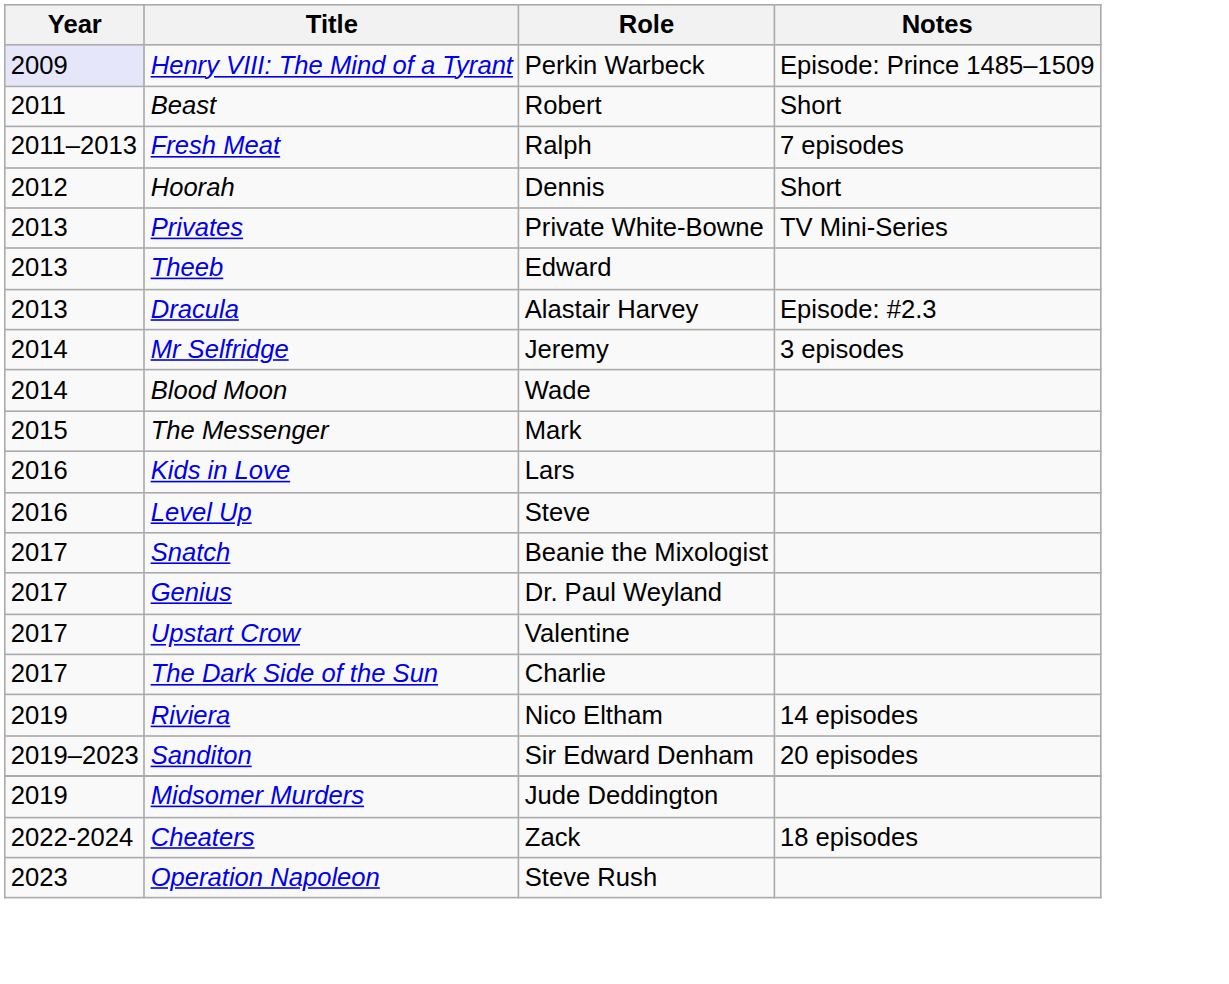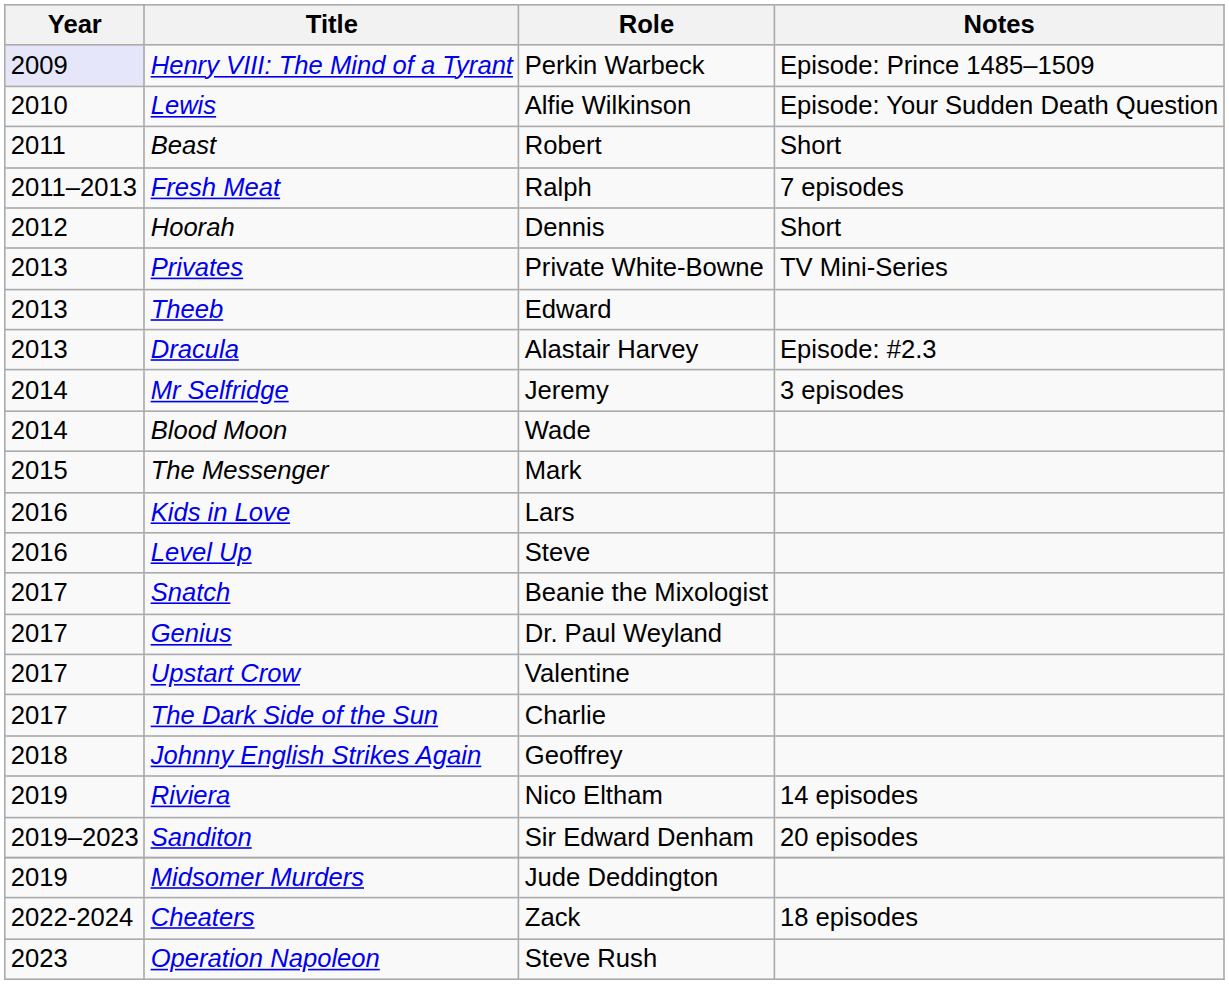+ row: (183, 106)
+ row: (316, 755)
